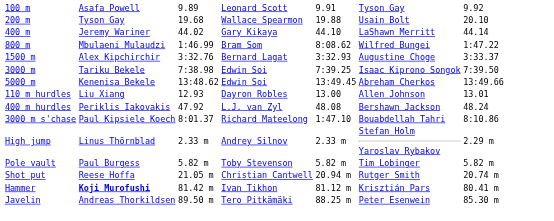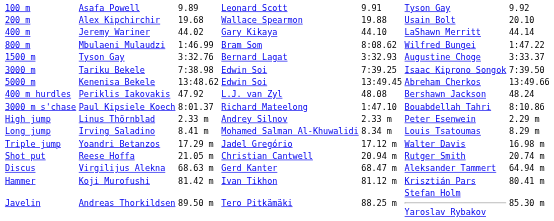(102, 20) Tyson Gay -> (119, 20) Alex Kipchirchir
(119, 57) Alex Kipchirchir -> (102, 57) Tyson Gay
- row: (38, 94)
(410, 141) Stefan Holm Yaroslav Rybakov -> (440, 119) Peter Esenwein
- row: (30, 163)
+ row: (28, 131)
+ row: (33, 144)
+ row: (20, 168)
(114, 188) bold -> (114, 181) normal
(394, 200) Peter Esenwein -> (455, 203) Stefan Holm Yaroslav Rybakov
